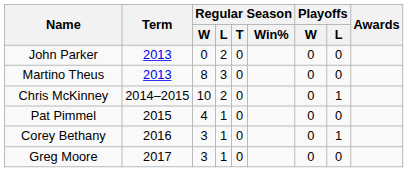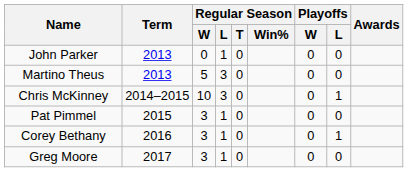(224, 55) 2 -> (224, 55) 1
(204, 75) 8 -> (204, 75) 5
(224, 95) 2 -> (224, 95) 3
(204, 116) 4 -> (204, 116) 3
